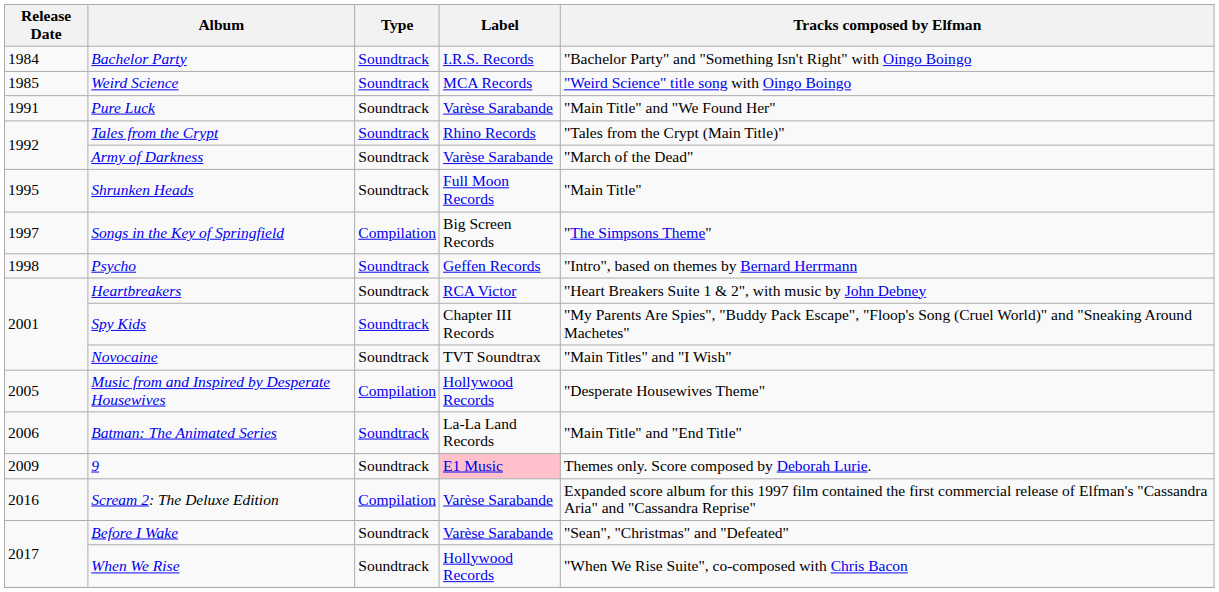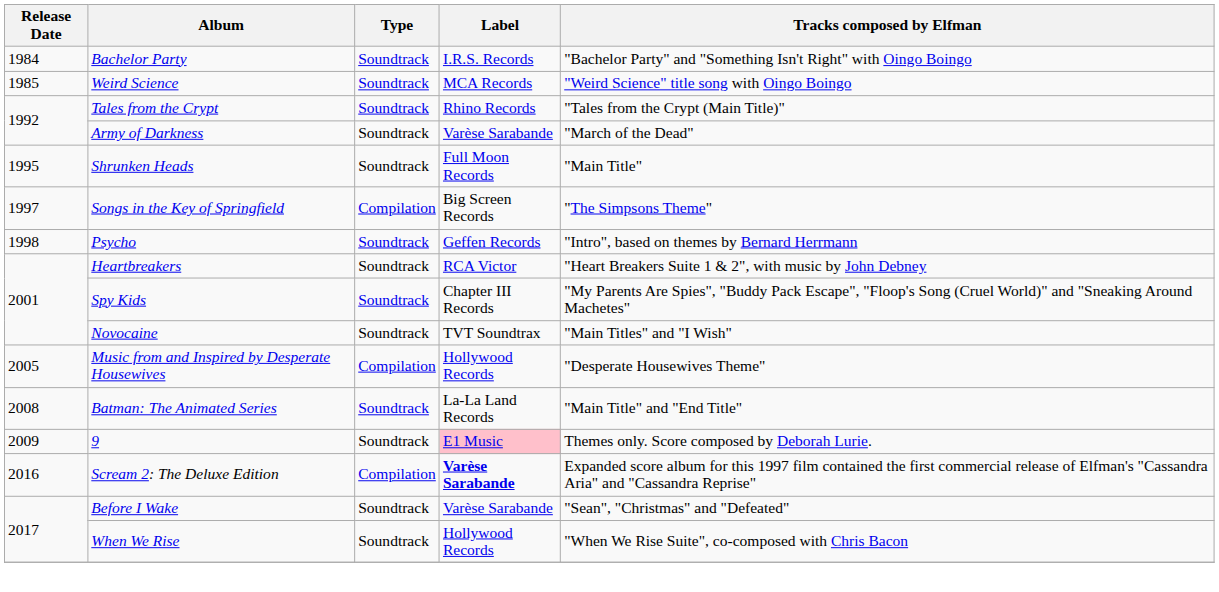- row: (123, 108)
(24, 432) 2006 -> (24, 408) 2008
(498, 499) normal -> (479, 474) bold
